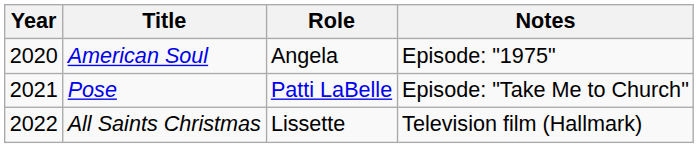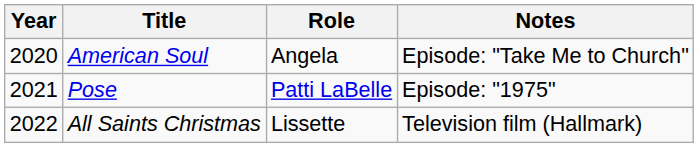(479, 55) Episode: "1975" -> (545, 55) Episode: "Take Me to Church"
(545, 90) Episode: "Take Me to Church" -> (479, 90) Episode: "1975"
